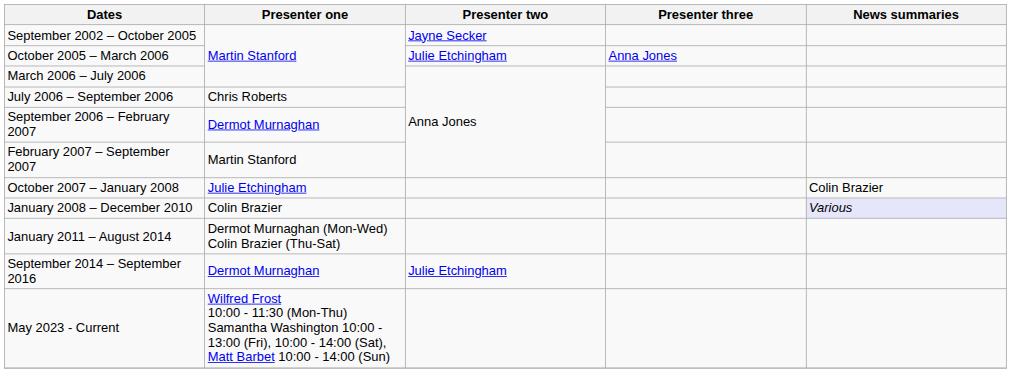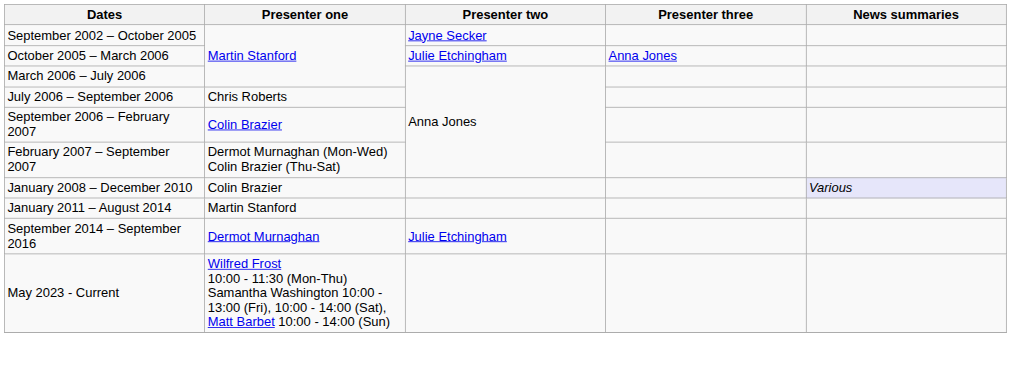(264, 124) Dermot Murnaghan -> (245, 124) Colin Brazier
(252, 159) Martin Stanford -> (298, 159) Dermot Murnaghan (Mon-Wed) Colin Brazier (Thu-Sat)
- row: (93, 187)
(298, 236) Dermot Murnaghan (Mon-Wed) Colin Brazier (Thu-Sat) -> (252, 208) Martin Stanford
